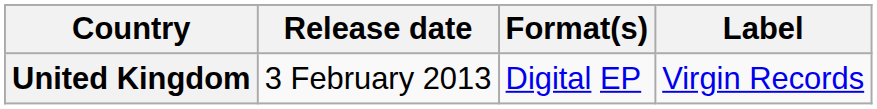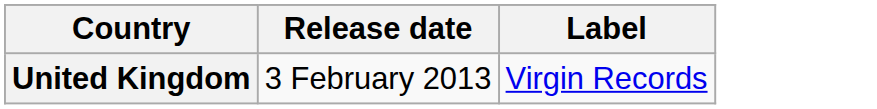- column: (577, 28)
